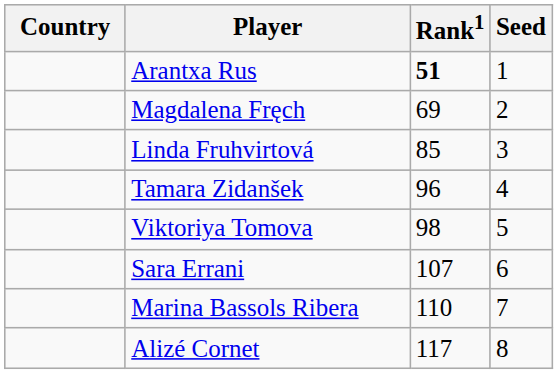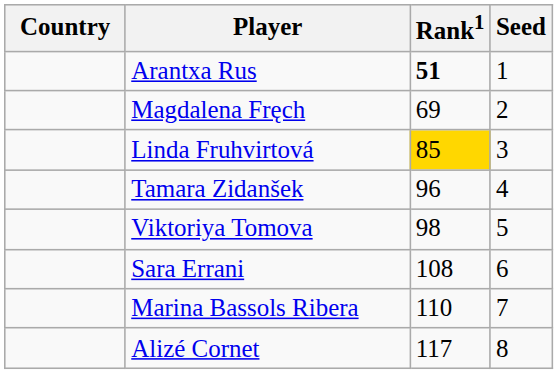(428, 149) no background -> (428, 149) gold background
(434, 268) 107 -> (434, 268) 108
